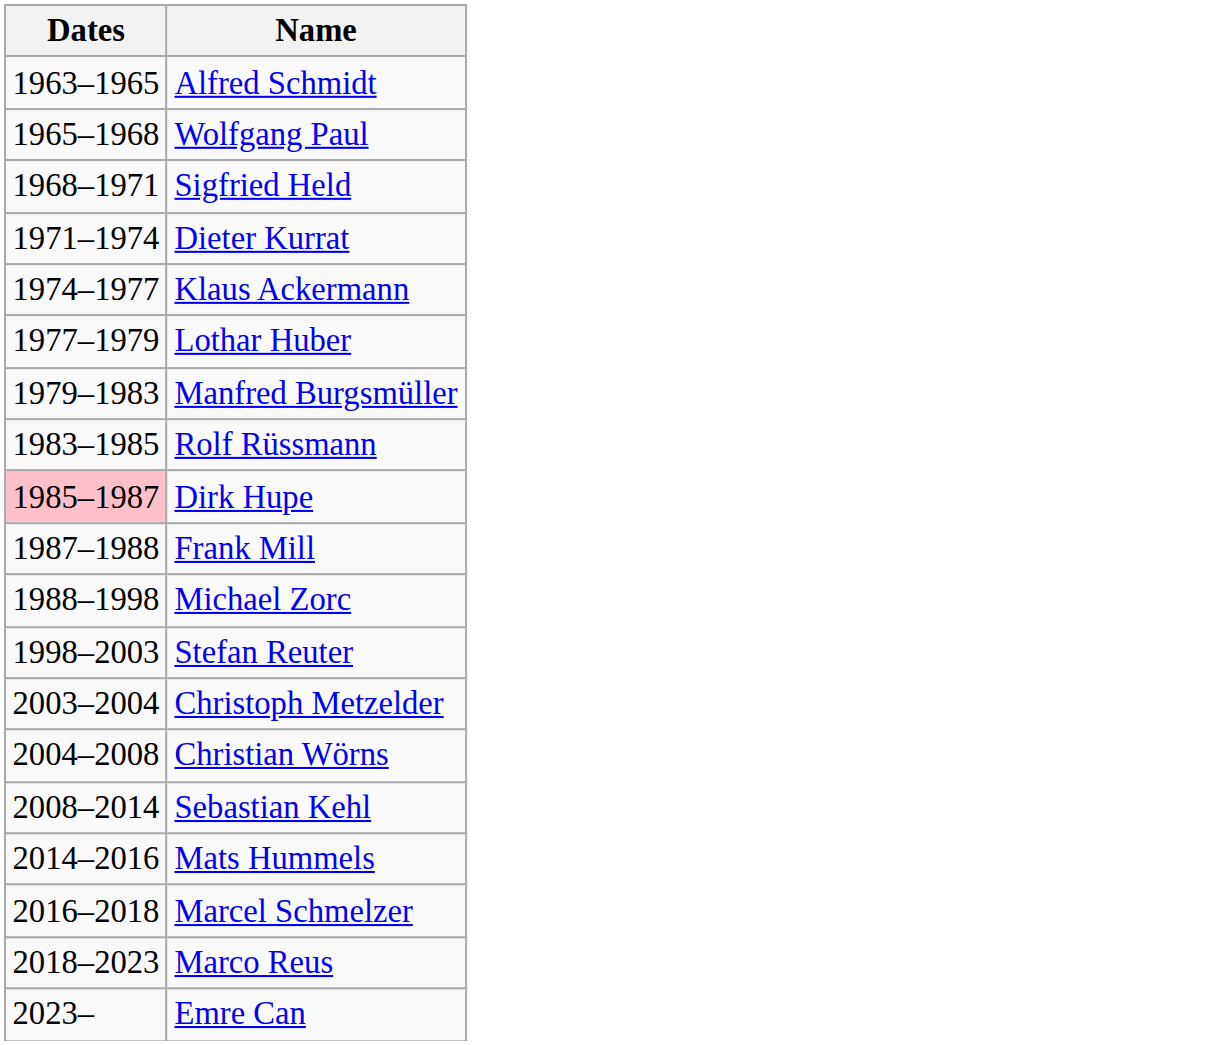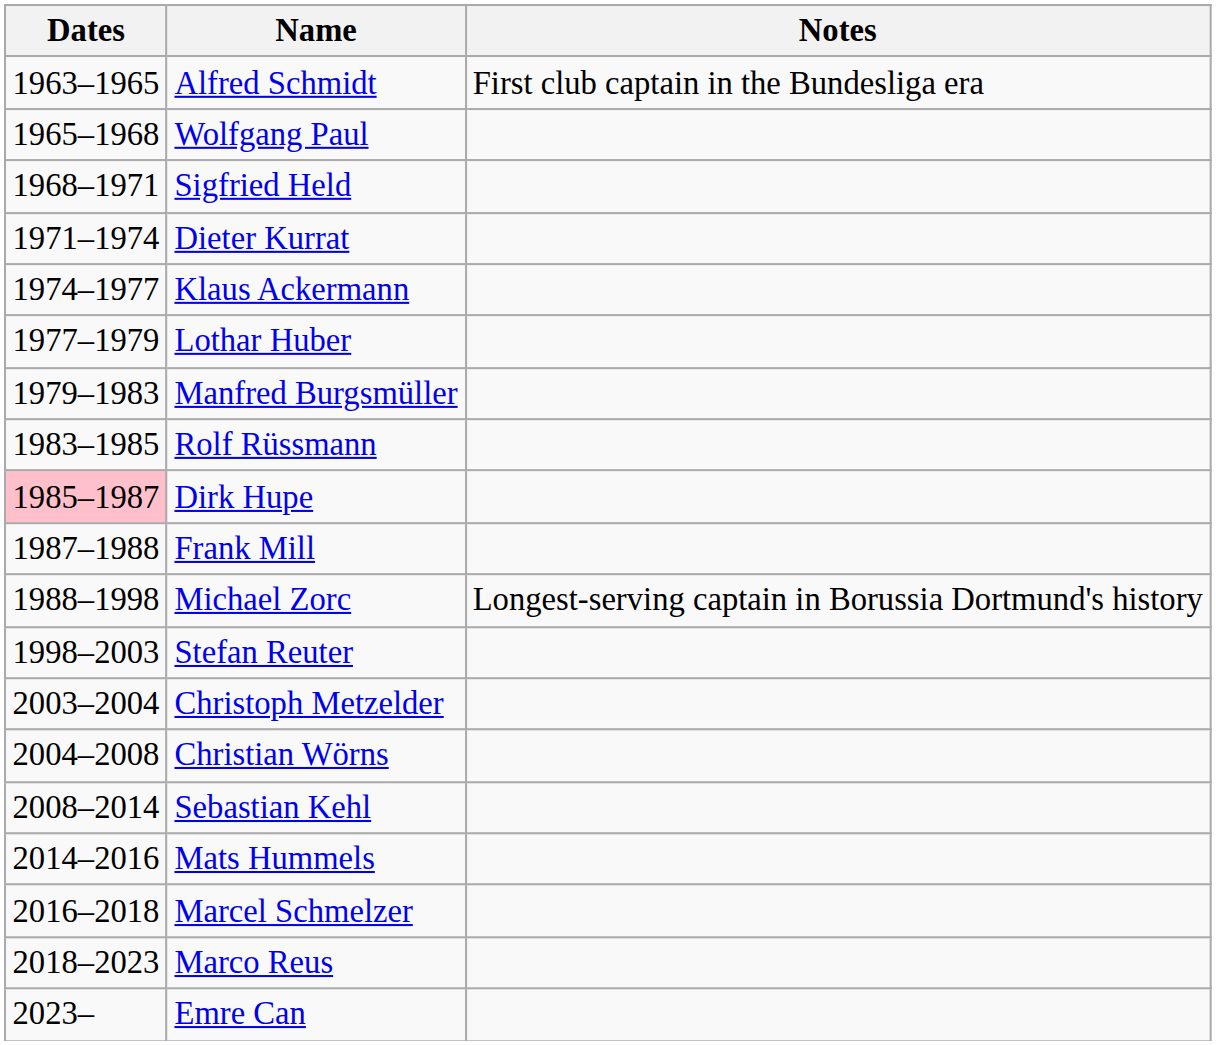+ column: (838, 30)
